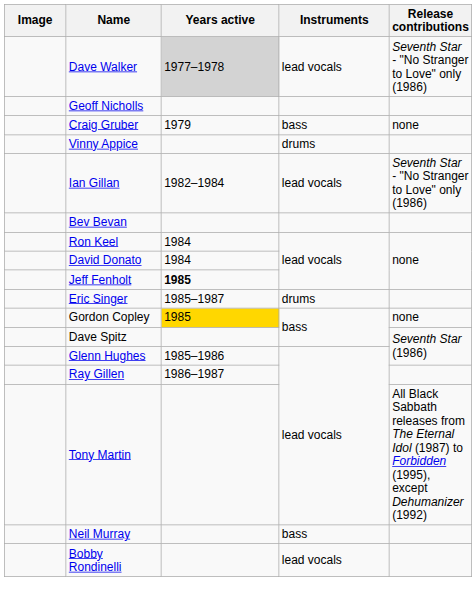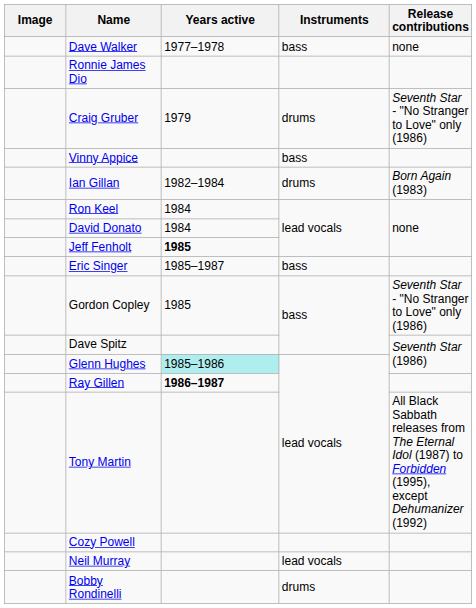(194, 66) lightgrey background -> (194, 46) no background
(312, 66) lead vocals -> (294, 46) bass
(430, 66) Seventh Star - "No Stranger to Love" only (1986) -> (406, 46) none
+ row: (107, 72)
- row: (106, 106)
(294, 125) bass -> (298, 118) drums
(406, 125) none -> (430, 118) Seventh Star - "No Stranger to Love" only (1986)
(298, 144) drums -> (294, 157) bass
(312, 183) lead vocals -> (298, 183) drums
(430, 183) Seventh Star - "No Stranger to Love" only (1986) -> (422, 183) Born Again (1983)
- row: (98, 222)
(298, 298) drums -> (294, 266) bass
(178, 317) gold background -> (178, 305) no background
(406, 317) none -> (430, 305) Seventh Star - "No Stranger to Love" only (1986)
(194, 355) no background -> (194, 363) paleturquoise background
(194, 374) normal -> (194, 382) bold
+ row: (102, 542)
(294, 534) bass -> (312, 561) lead vocals
(312, 560) lead vocals -> (298, 587) drums
